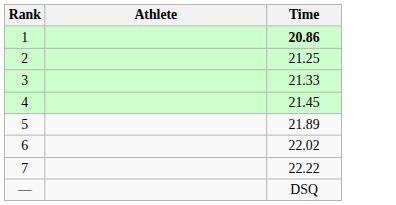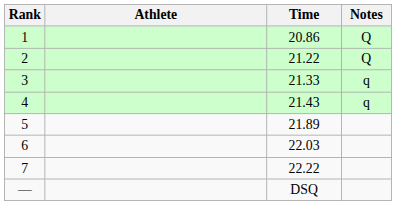+ column: (366, 15)
(304, 37) bold -> (304, 37) normal
(304, 59) 21.25 -> (304, 59) 21.22
(304, 102) 21.45 -> (304, 102) 21.43
(304, 146) 22.02 -> (304, 146) 22.03
